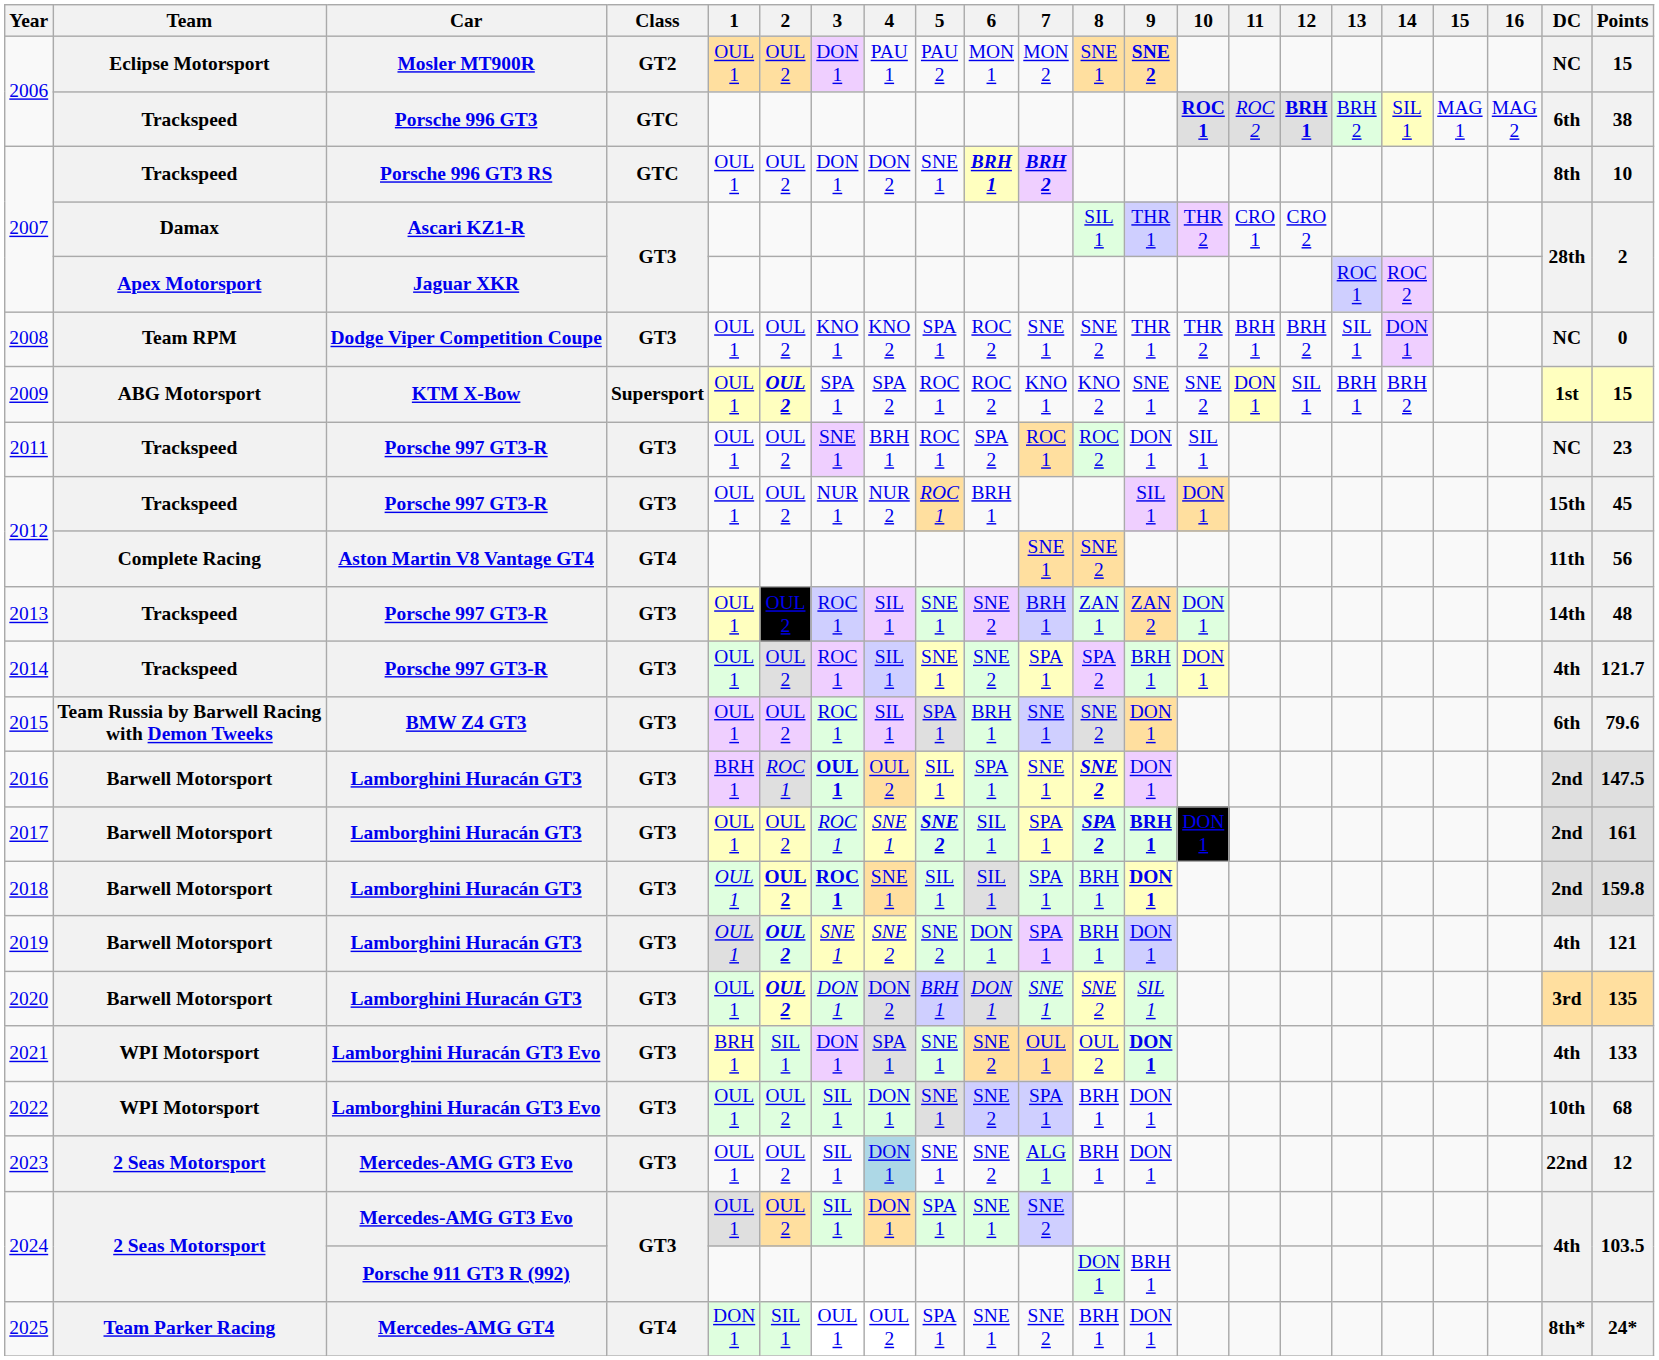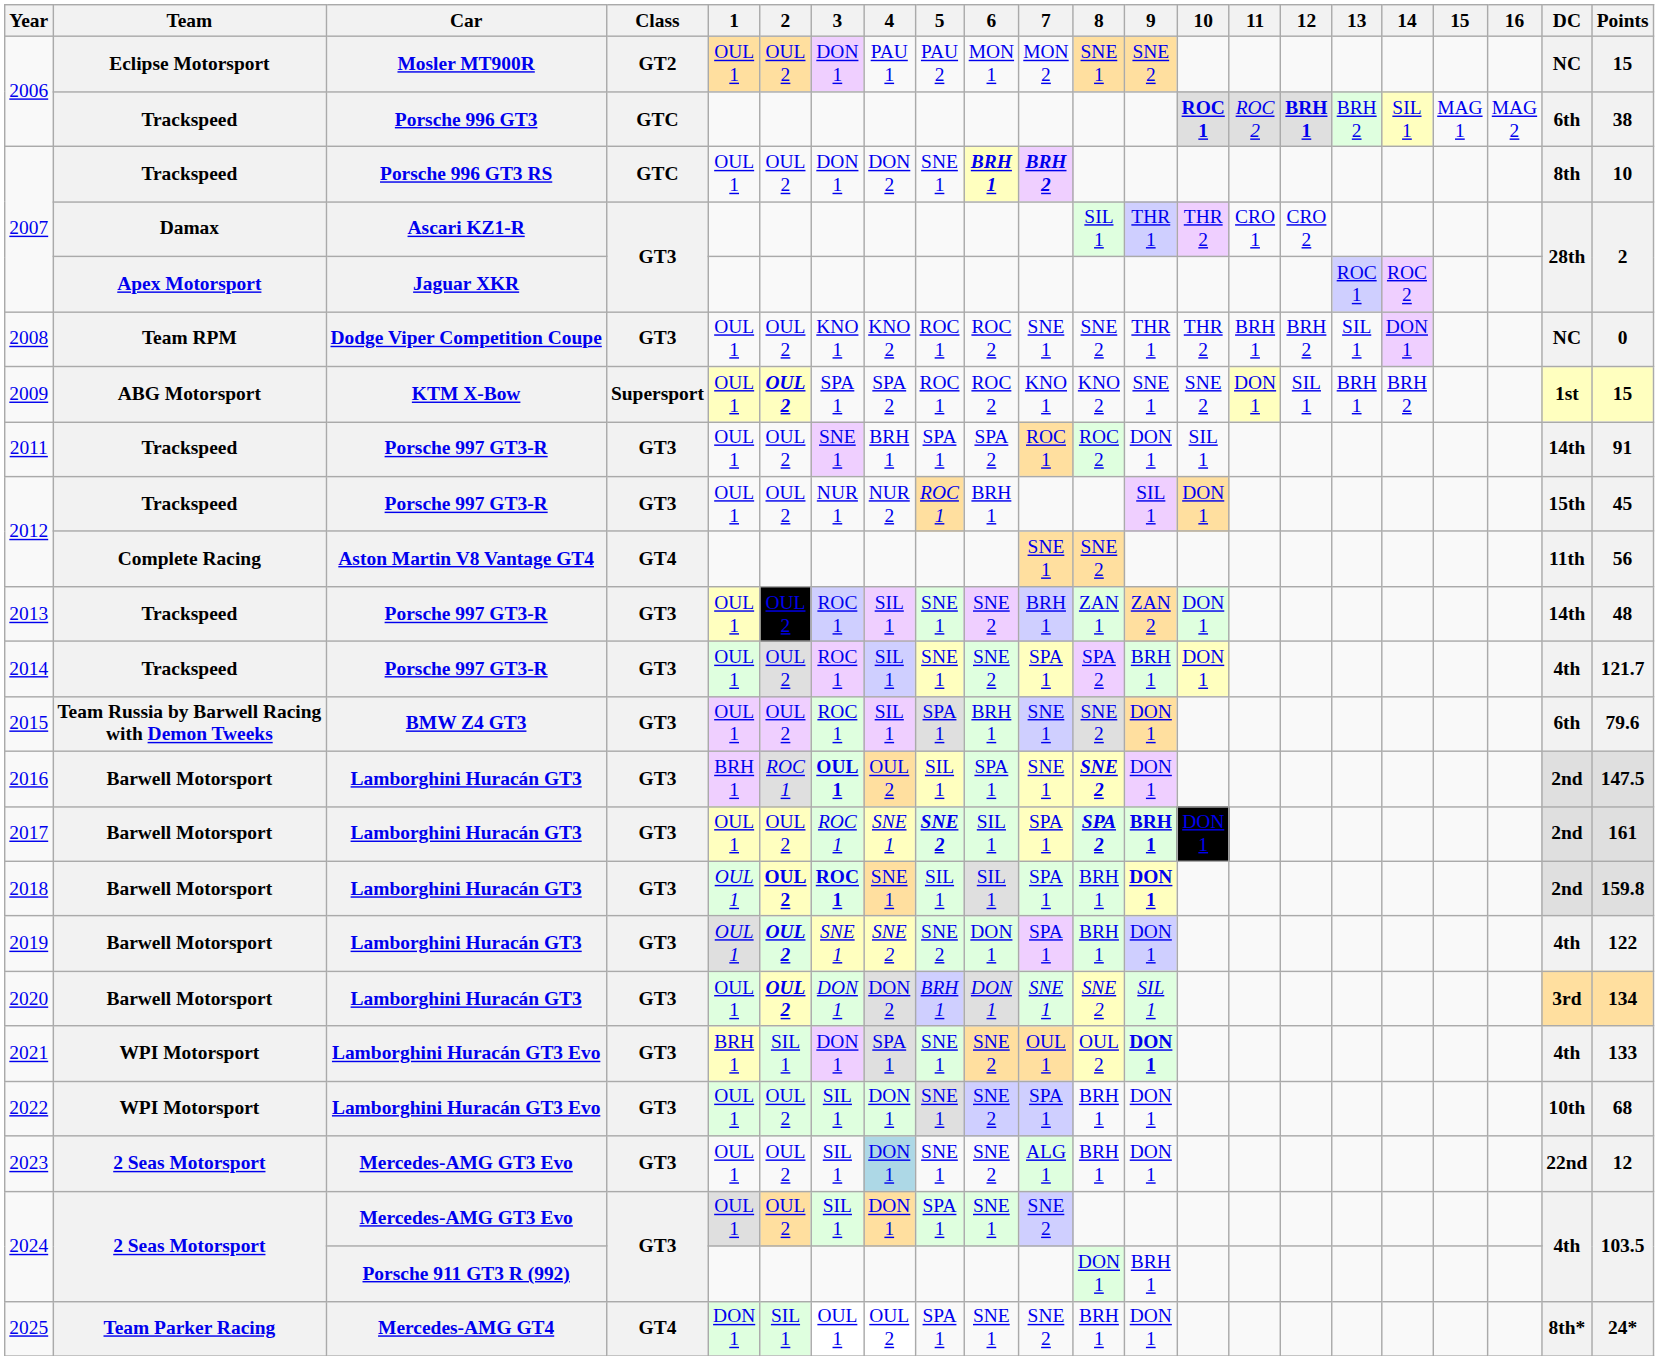(1151, 63) bold -> (1151, 63) normal
(939, 338) SPA 1 -> (939, 338) ROC 1
(939, 448) ROC 1 -> (939, 448) SPA 1
(1567, 448) NC -> (1567, 448) 14th
(1623, 448) 23 -> (1623, 448) 91
(1623, 943) 121 -> (1623, 943) 122
(1623, 998) 135 -> (1623, 998) 134
